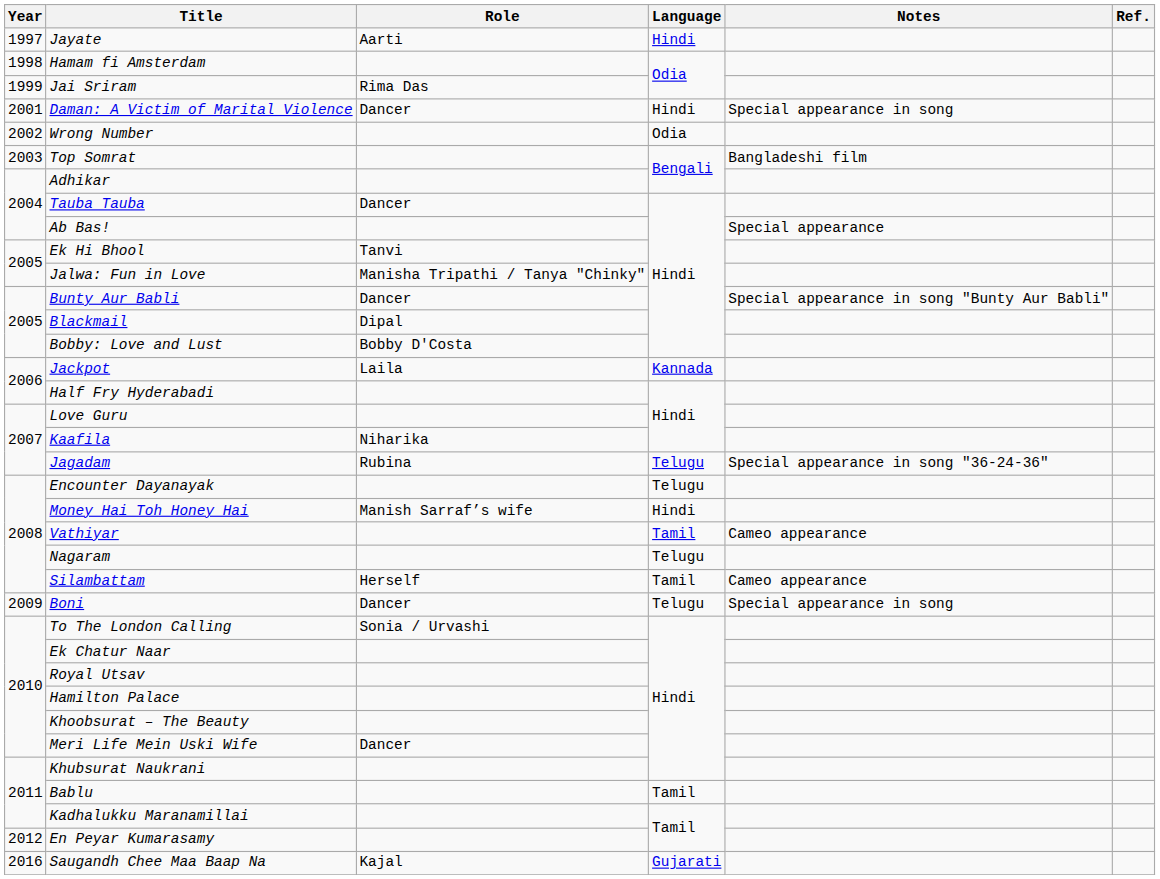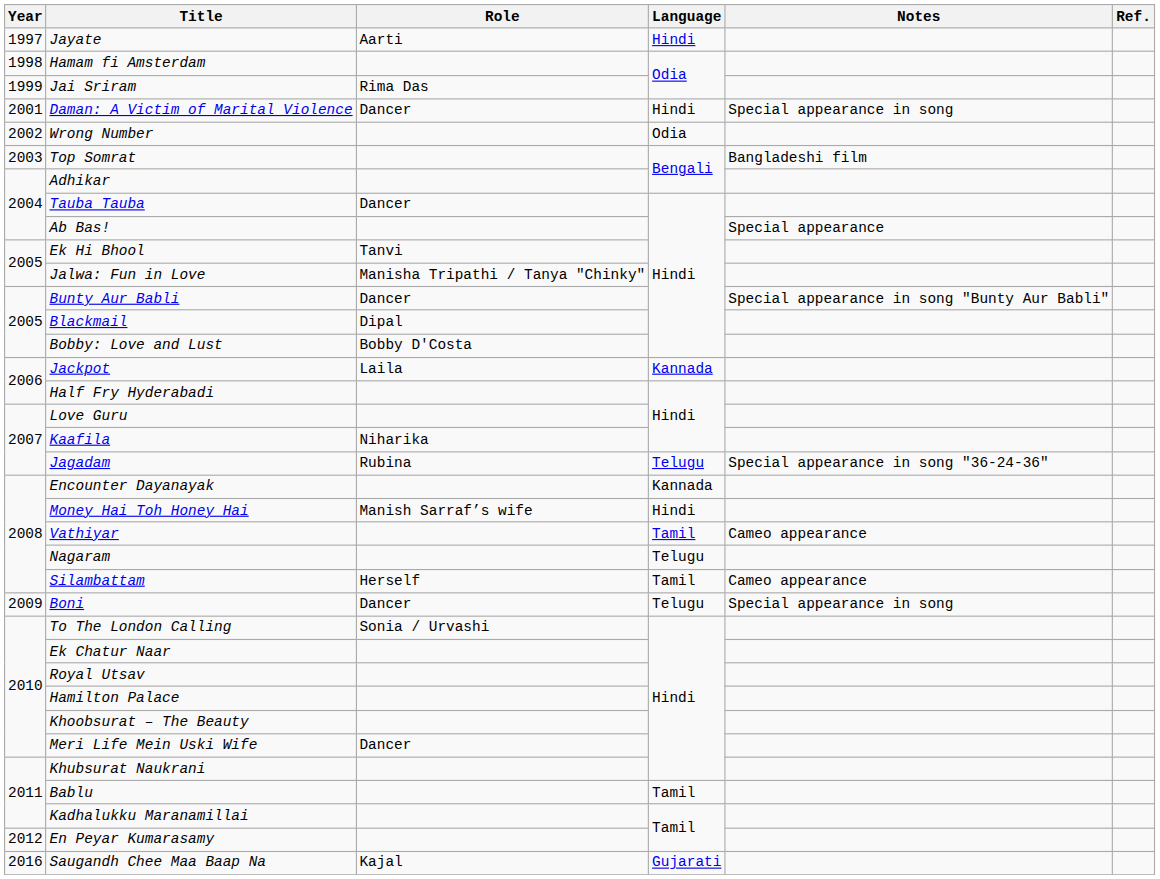(678, 487) Telugu -> (682, 487) Kannada
